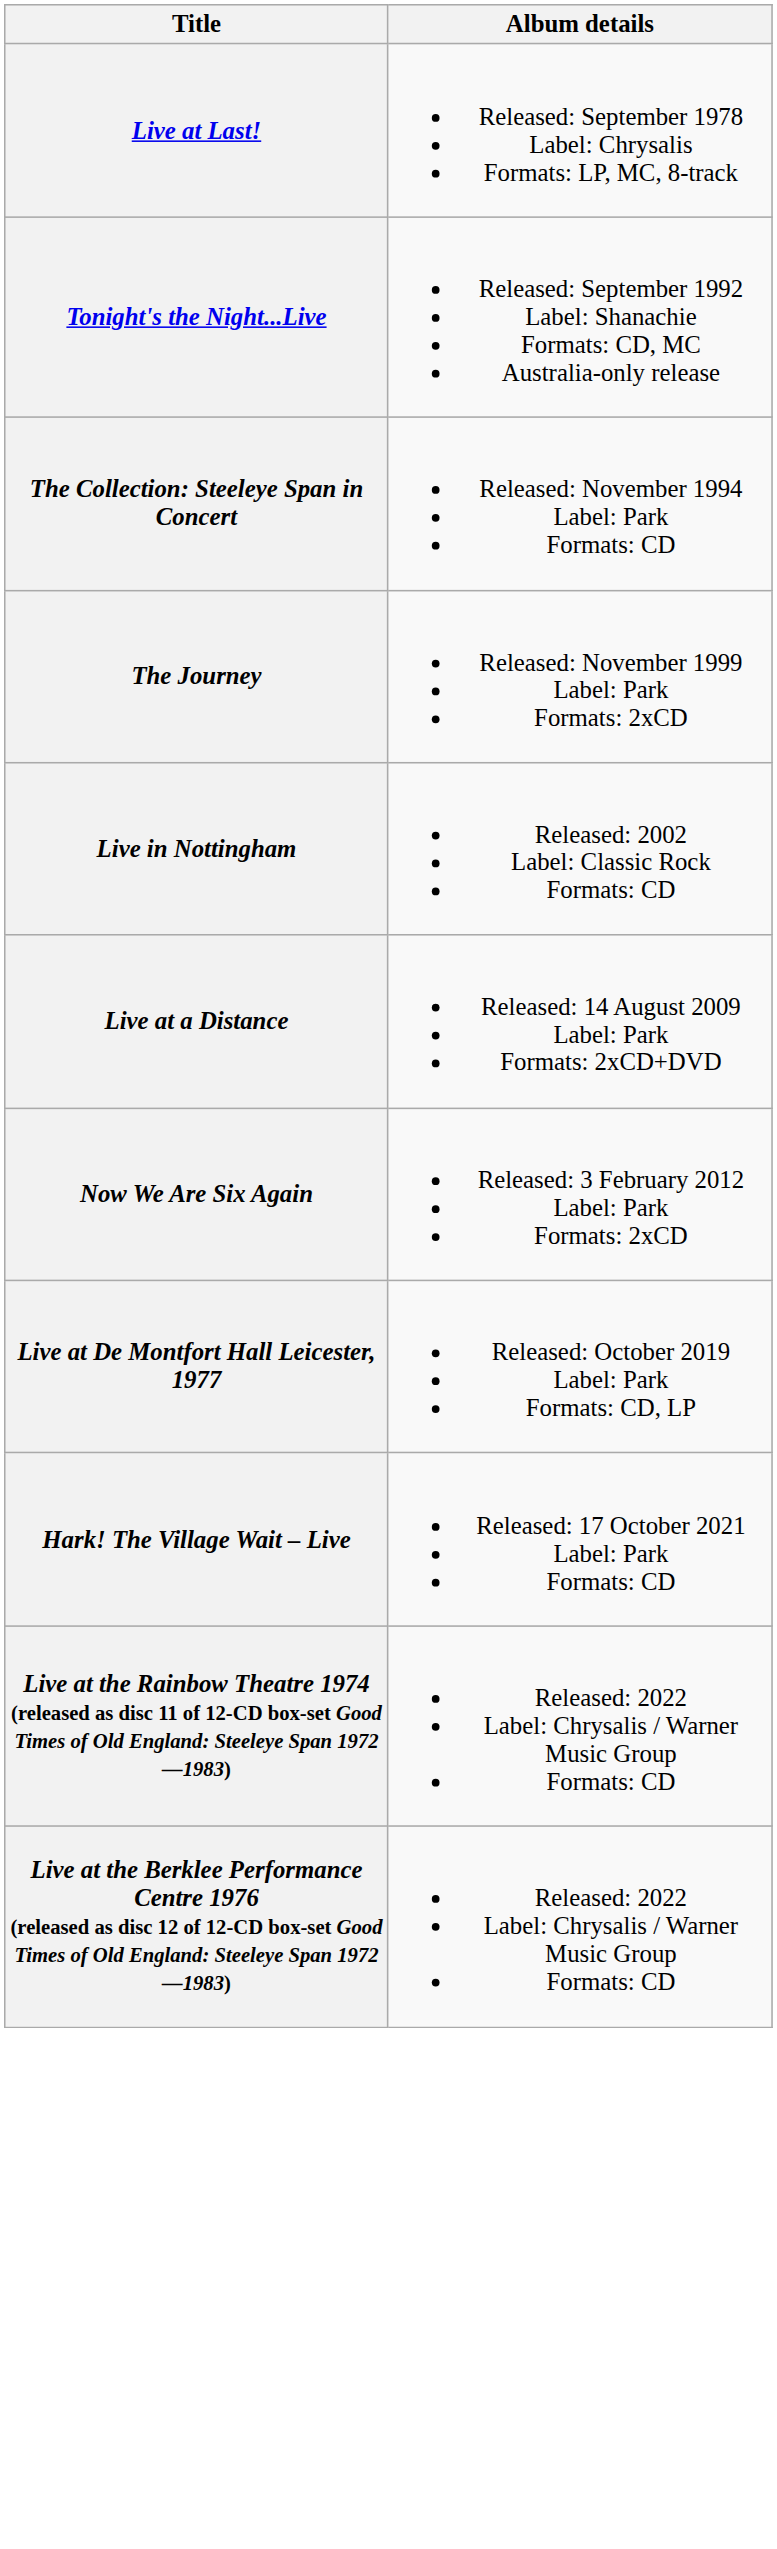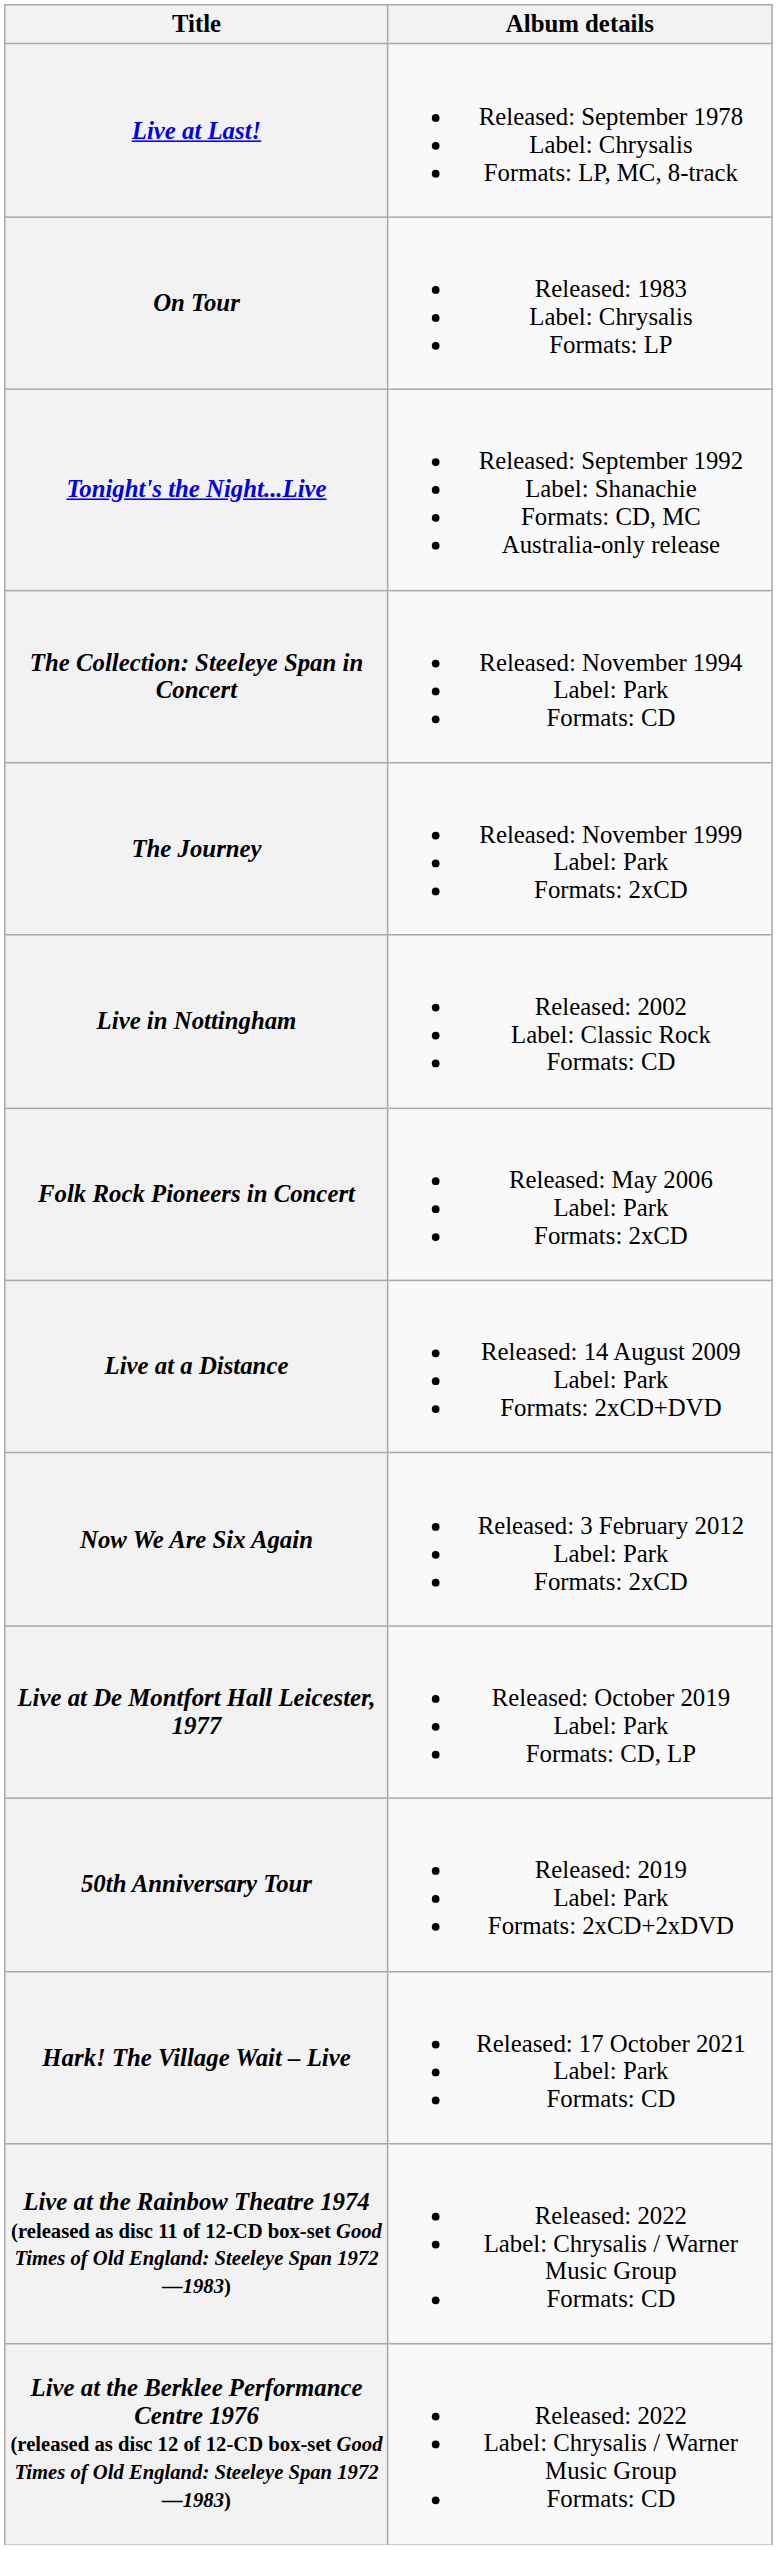+ row: (196, 302)
+ row: (196, 1193)
+ row: (196, 1884)
